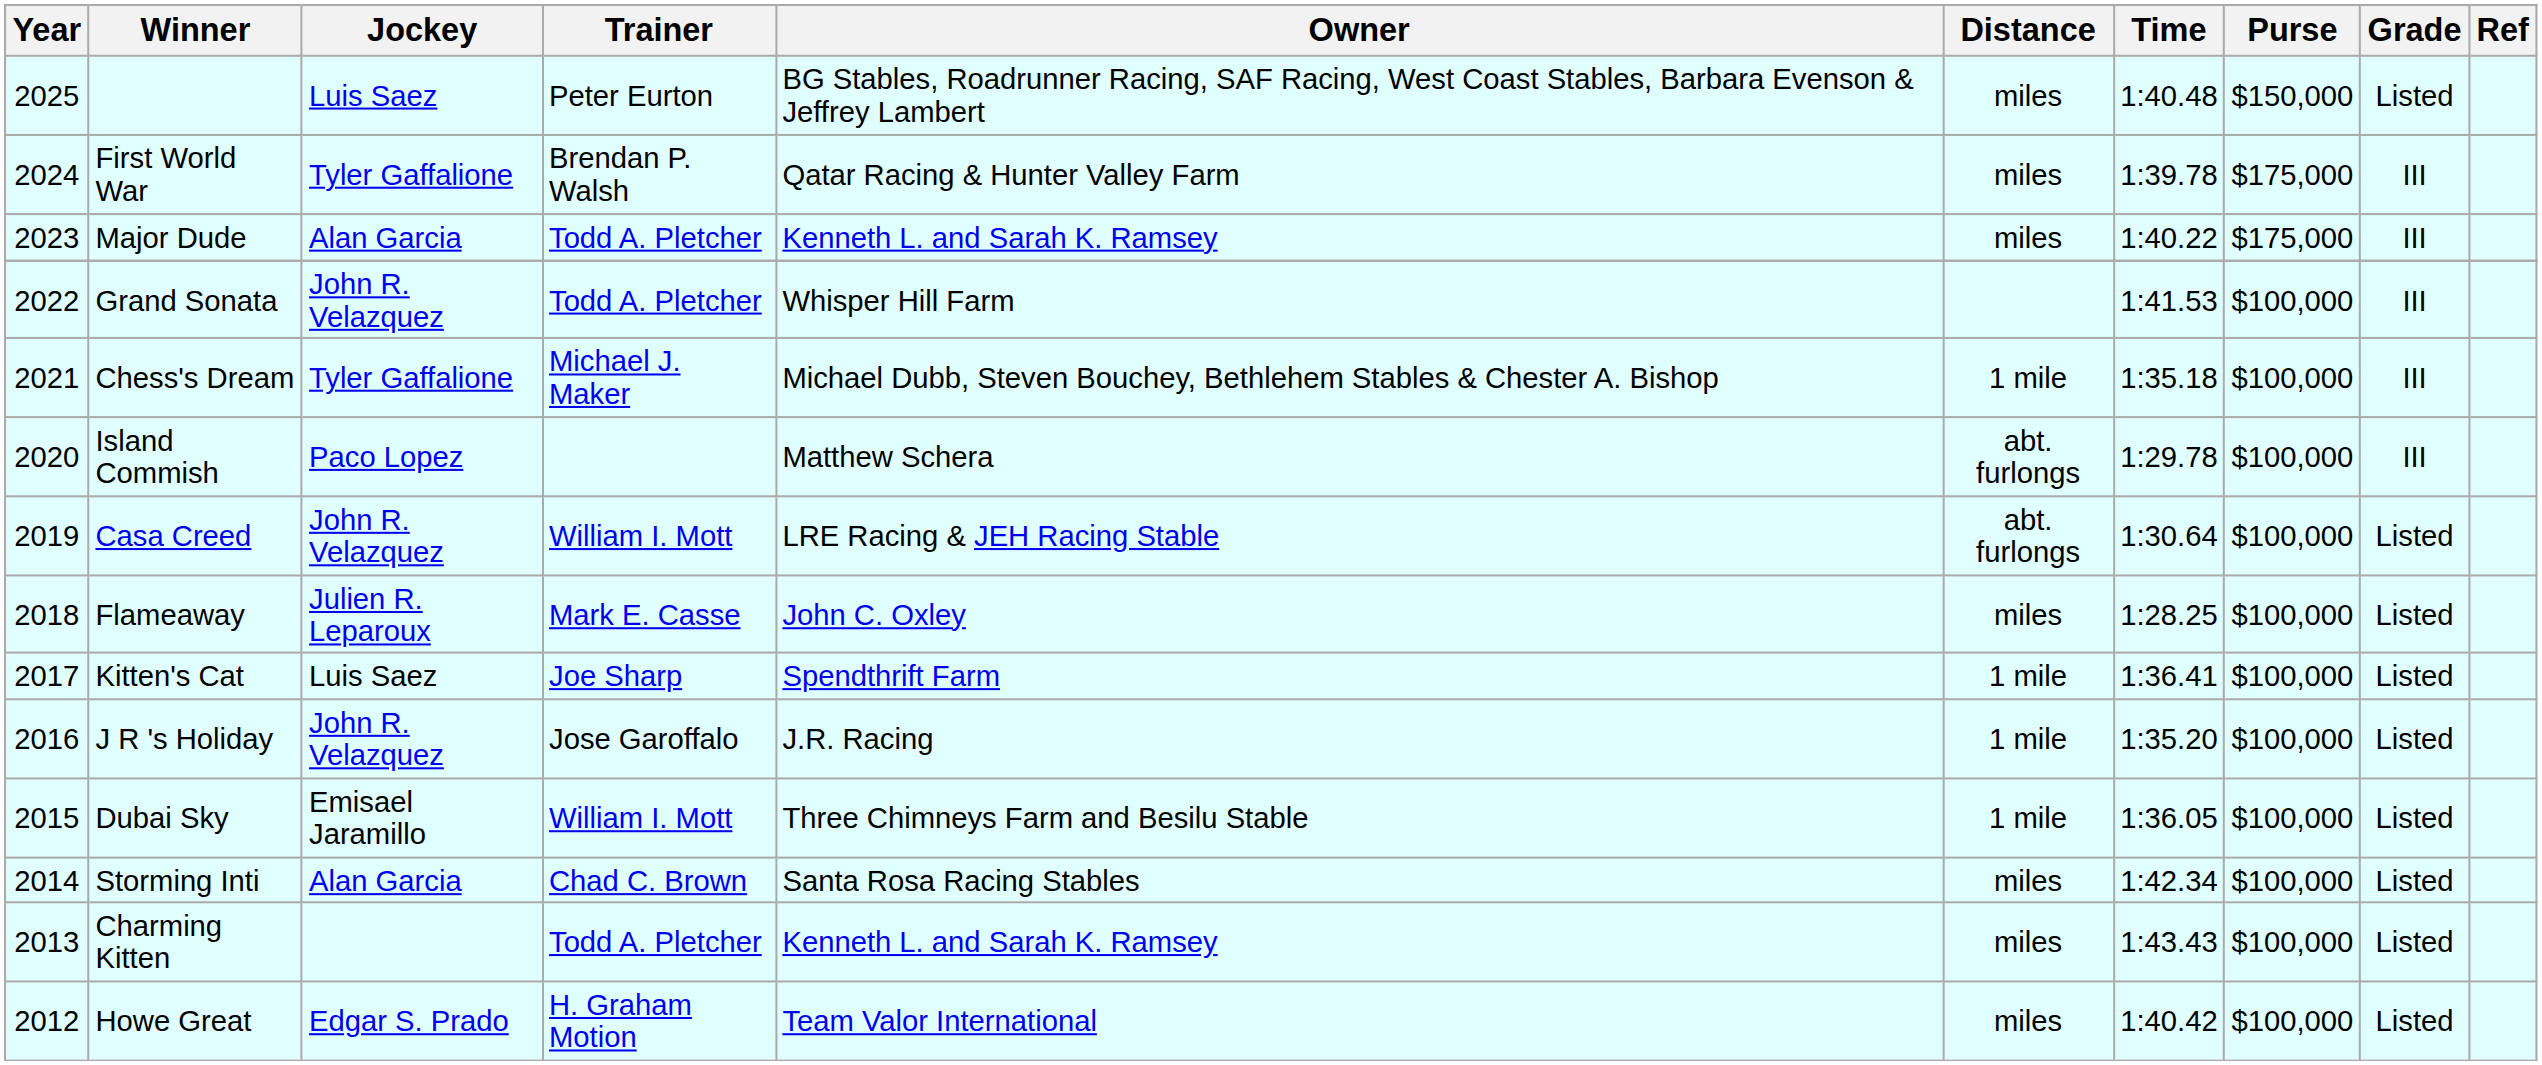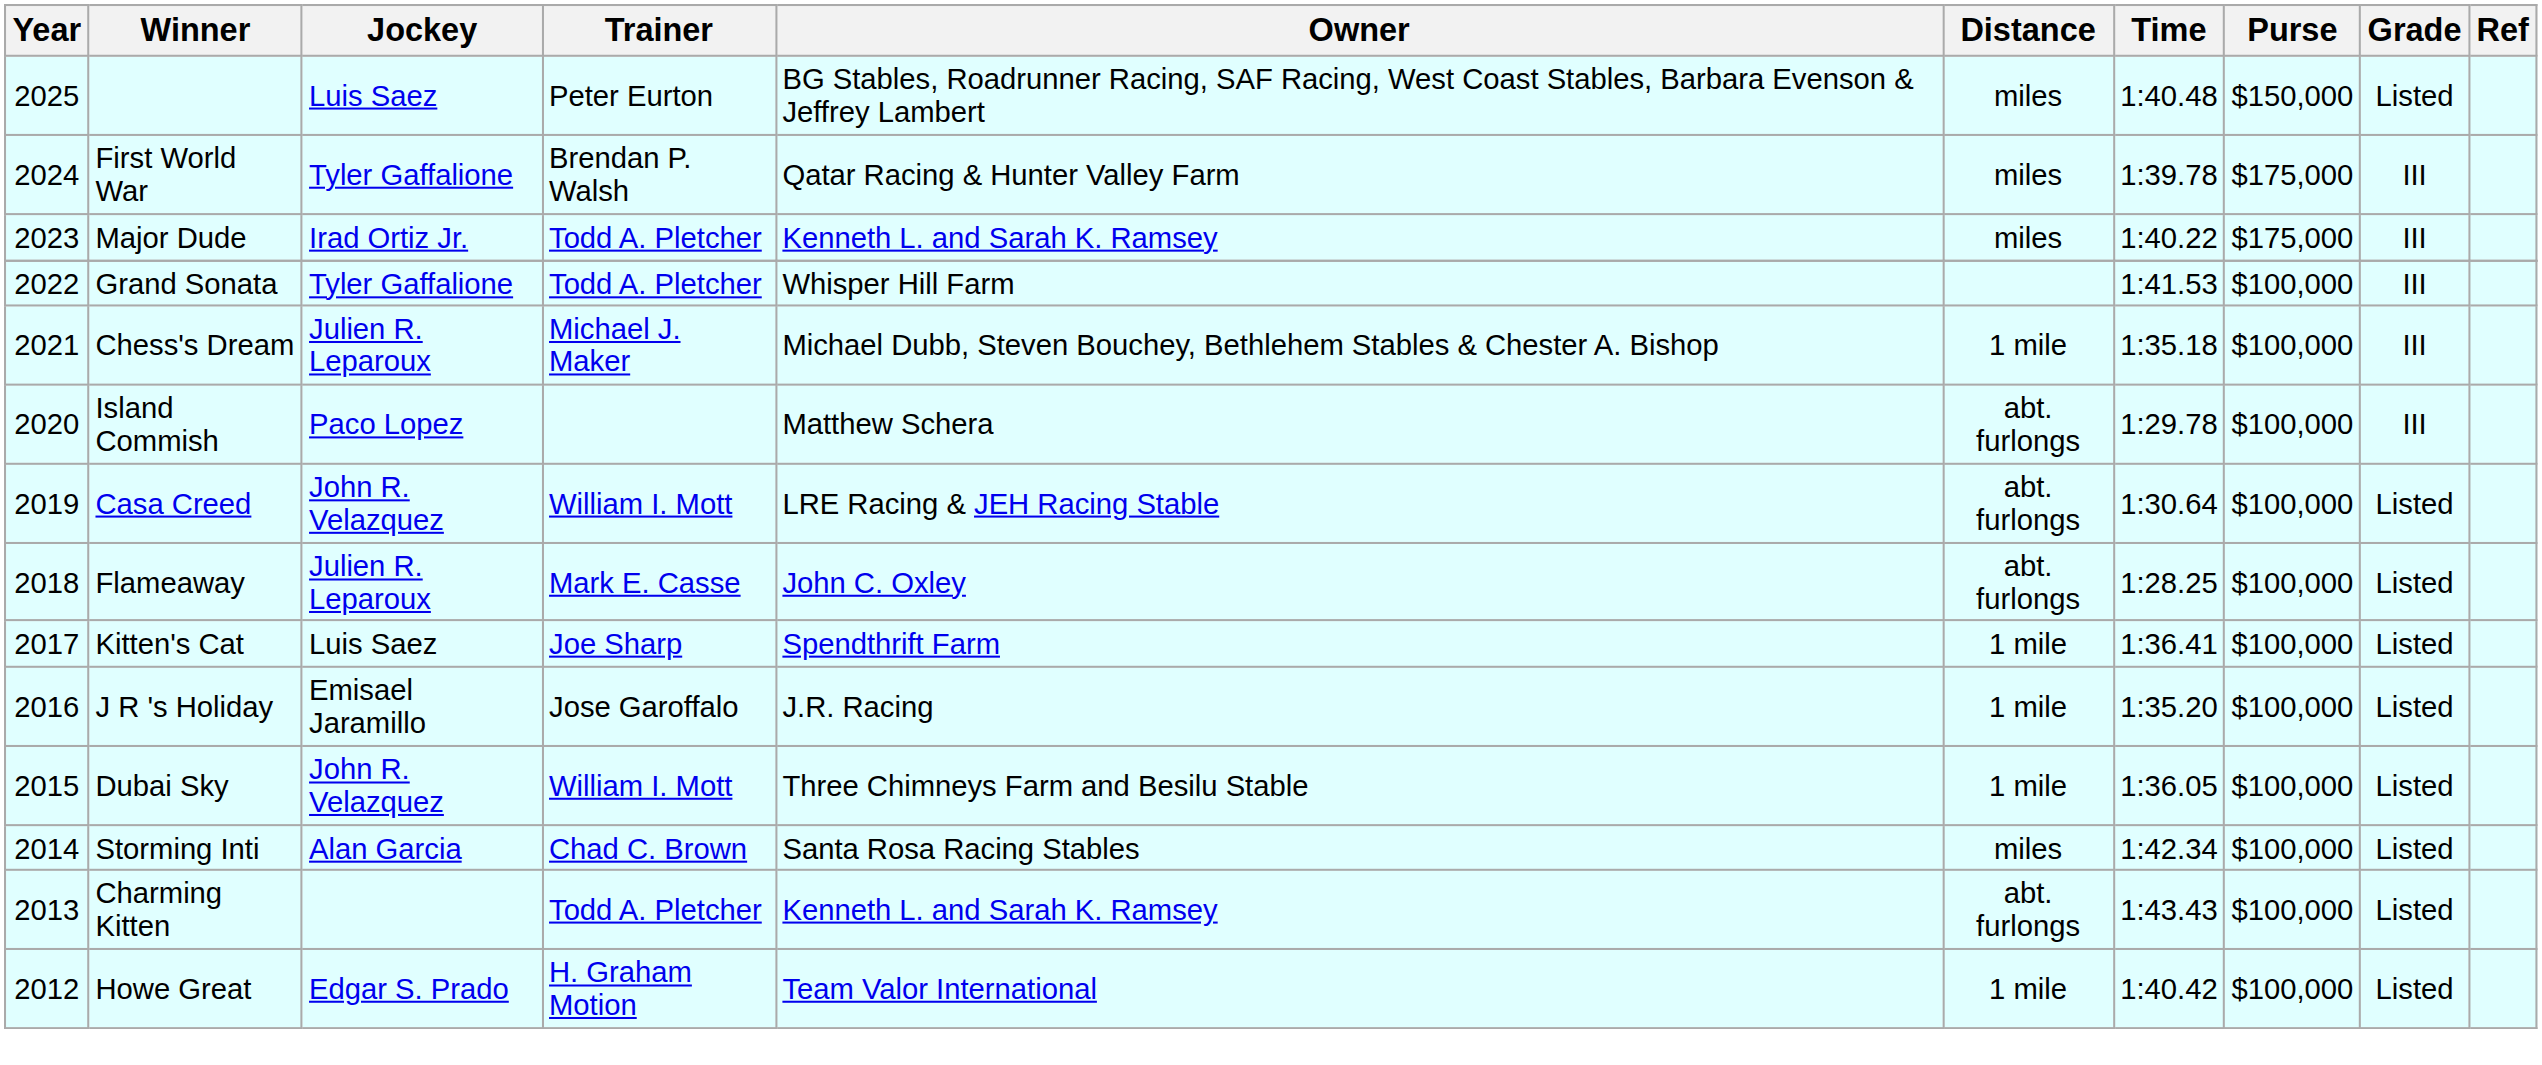(385, 237) Alan Garcia -> (389, 237) Irad Ortiz Jr.
(376, 299) John R. Velazquez -> (411, 283) Tyler Gaffalione
(411, 378) Tyler Gaffalione -> (370, 346) Julien R. Leparoux
(2028, 614) miles -> (2028, 582) abt. furlongs
(376, 739) John R. Velazquez -> (367, 706) Emisael Jaramillo
(367, 818) Emisael Jaramillo -> (376, 785) John R. Velazquez
(2028, 942) miles -> (2028, 910) abt. furlongs
(2028, 1021) miles -> (2028, 989) 1 mile
